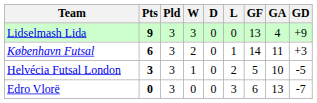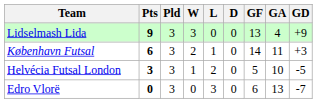columns swapped: (214, 13) <-> (234, 13)
